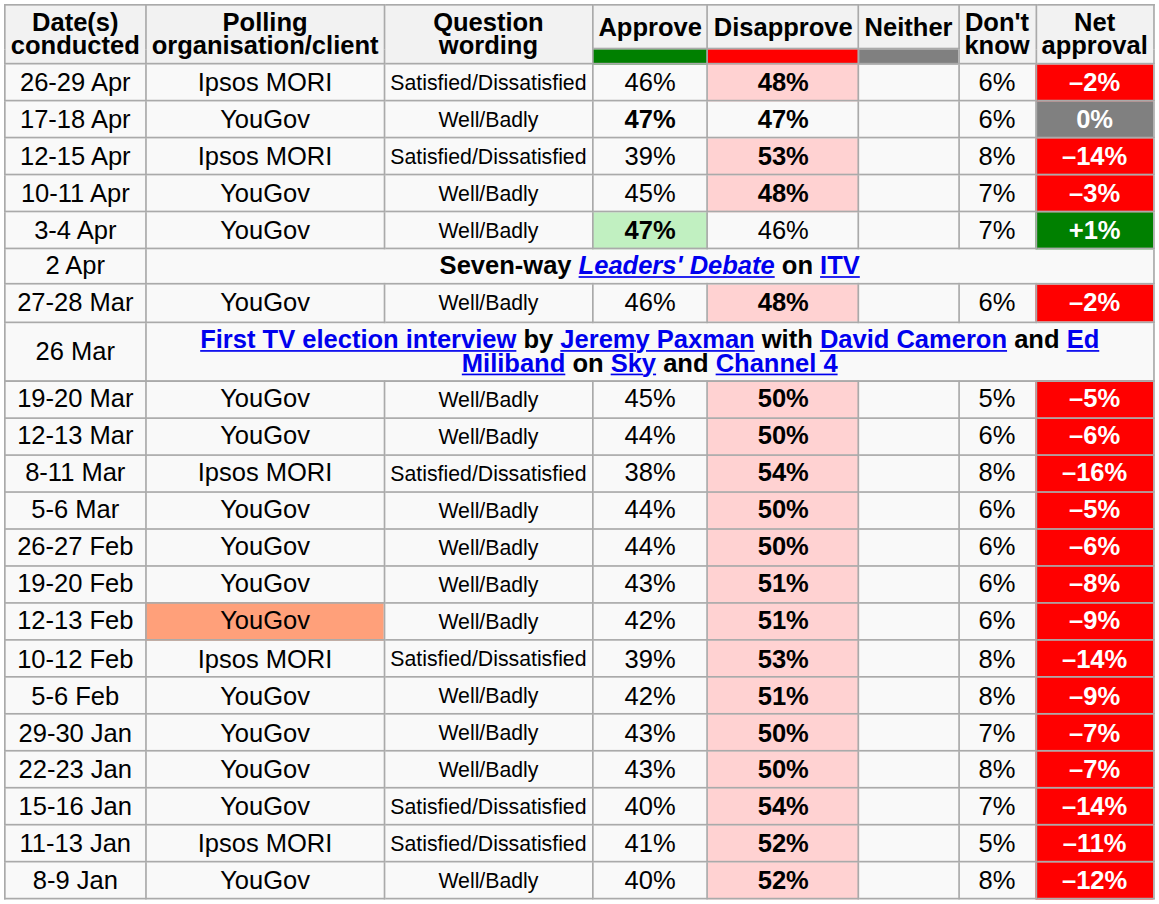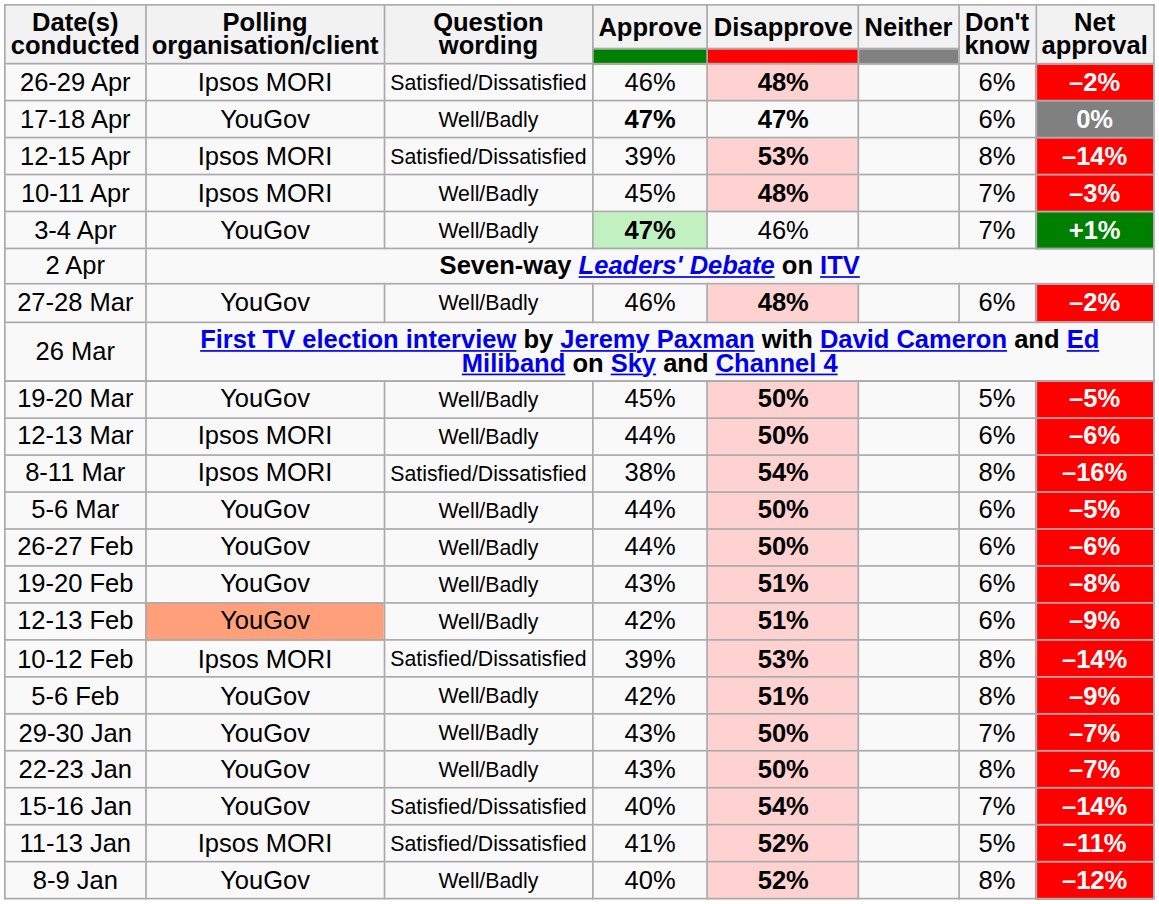(265, 193) YouGov -> (265, 193) Ipsos MORI
(265, 435) YouGov -> (265, 435) Ipsos MORI
